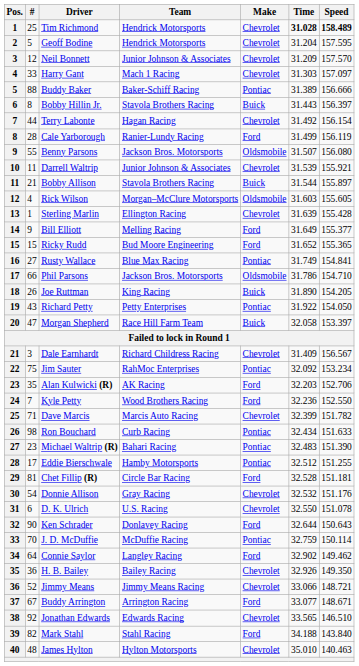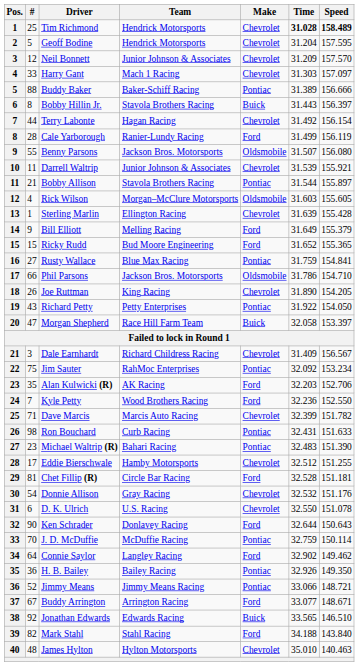(254, 183) Buick -> (257, 183) Pontiac
(336, 229) 155.377 -> (336, 229) 155.379
(304, 261) 31.749 -> (304, 261) 31.759
(254, 292) Buick -> (261, 292) Chevrolet
(304, 432) 32.434 -> (304, 432) 32.431
(257, 463) Pontiac -> (261, 463) Chevrolet
(261, 571) Chevrolet -> (257, 571) Pontiac
(261, 587) Chevrolet -> (257, 587) Pontiac
(261, 618) Chevrolet -> (254, 618) Buick
